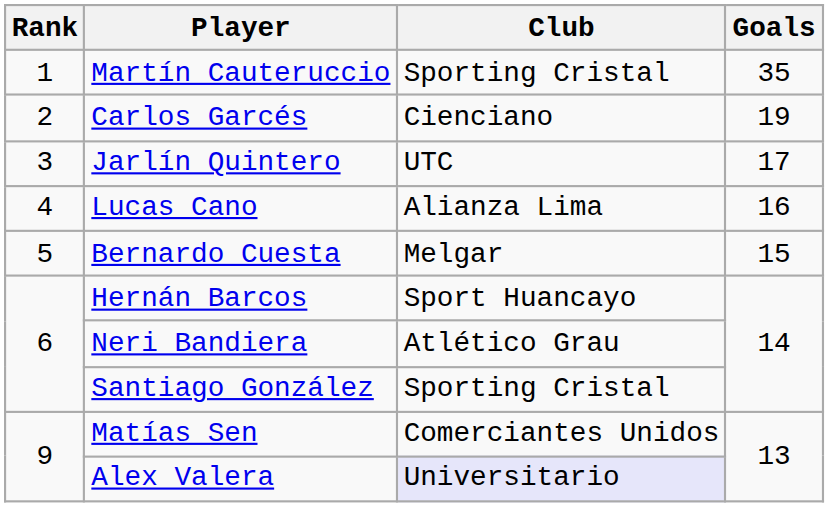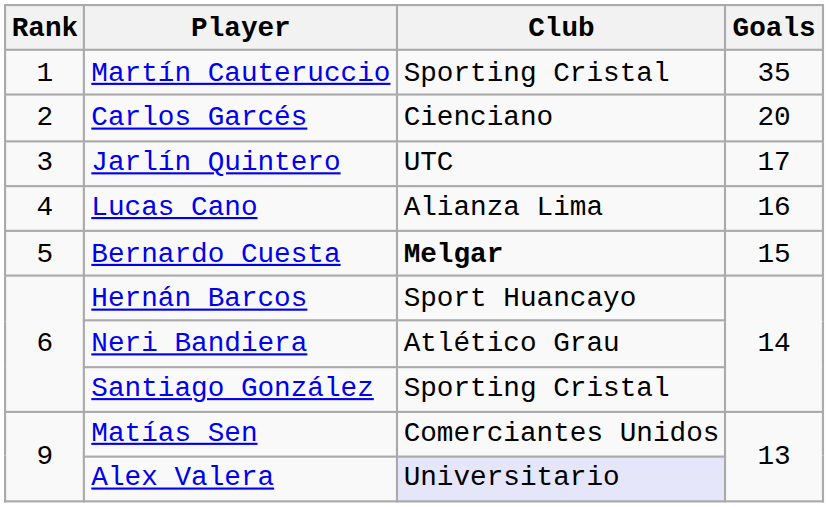(774, 118) 19 -> (774, 118) 20
(453, 253) normal -> (453, 253) bold
